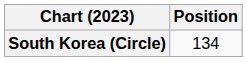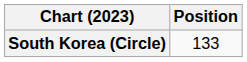(206, 43) 134 -> (206, 43) 133
